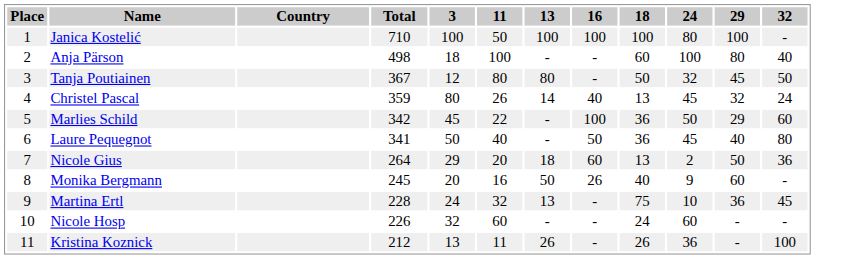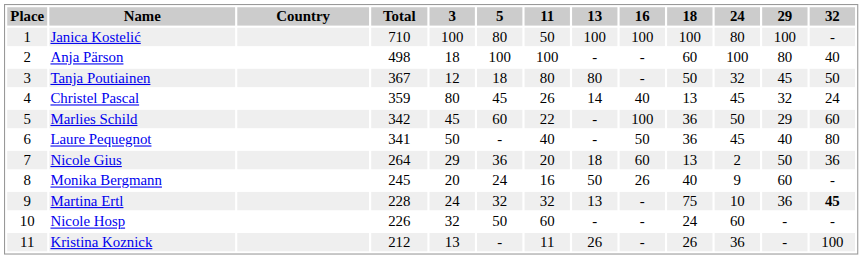+ column: (500, 16)
(785, 201) normal -> (832, 201) bold
